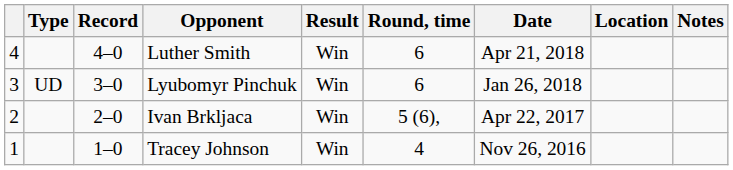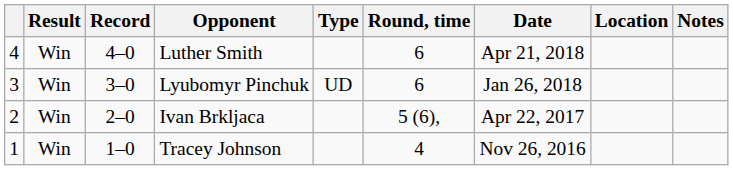columns swapped: (332, 20) <-> (48, 20)
